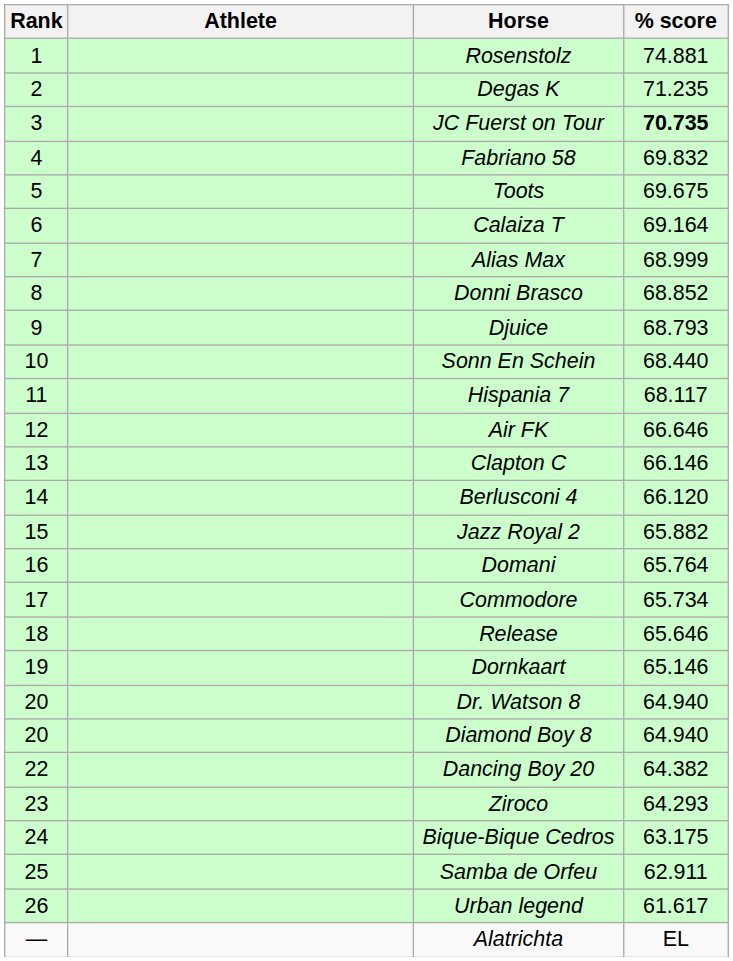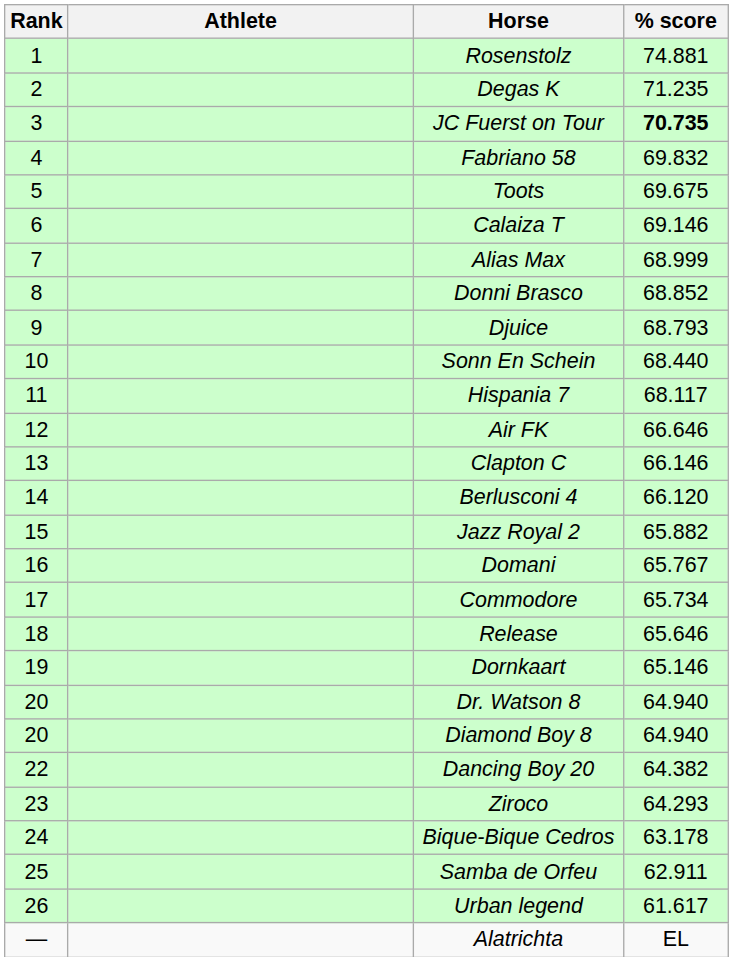(676, 225) 69.164 -> (676, 225) 69.146
(676, 565) 65.764 -> (676, 565) 65.767
(676, 837) 63.175 -> (676, 837) 63.178
